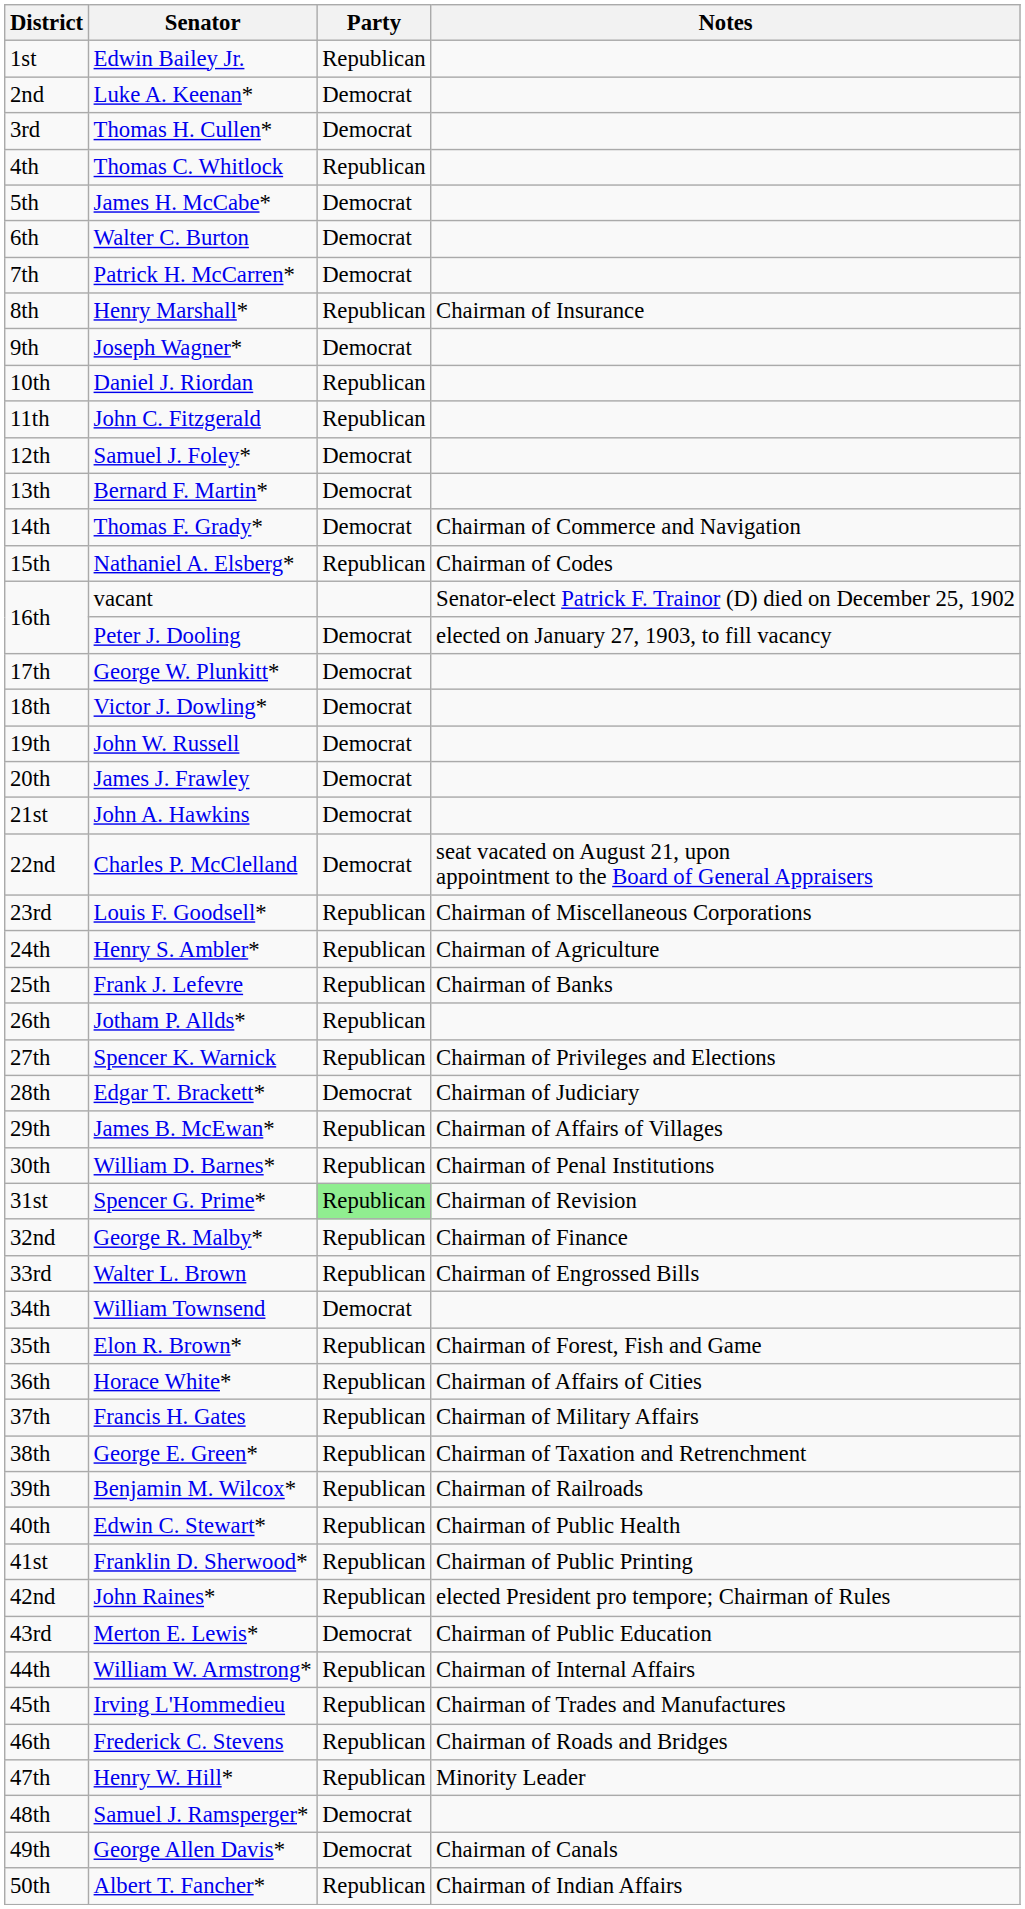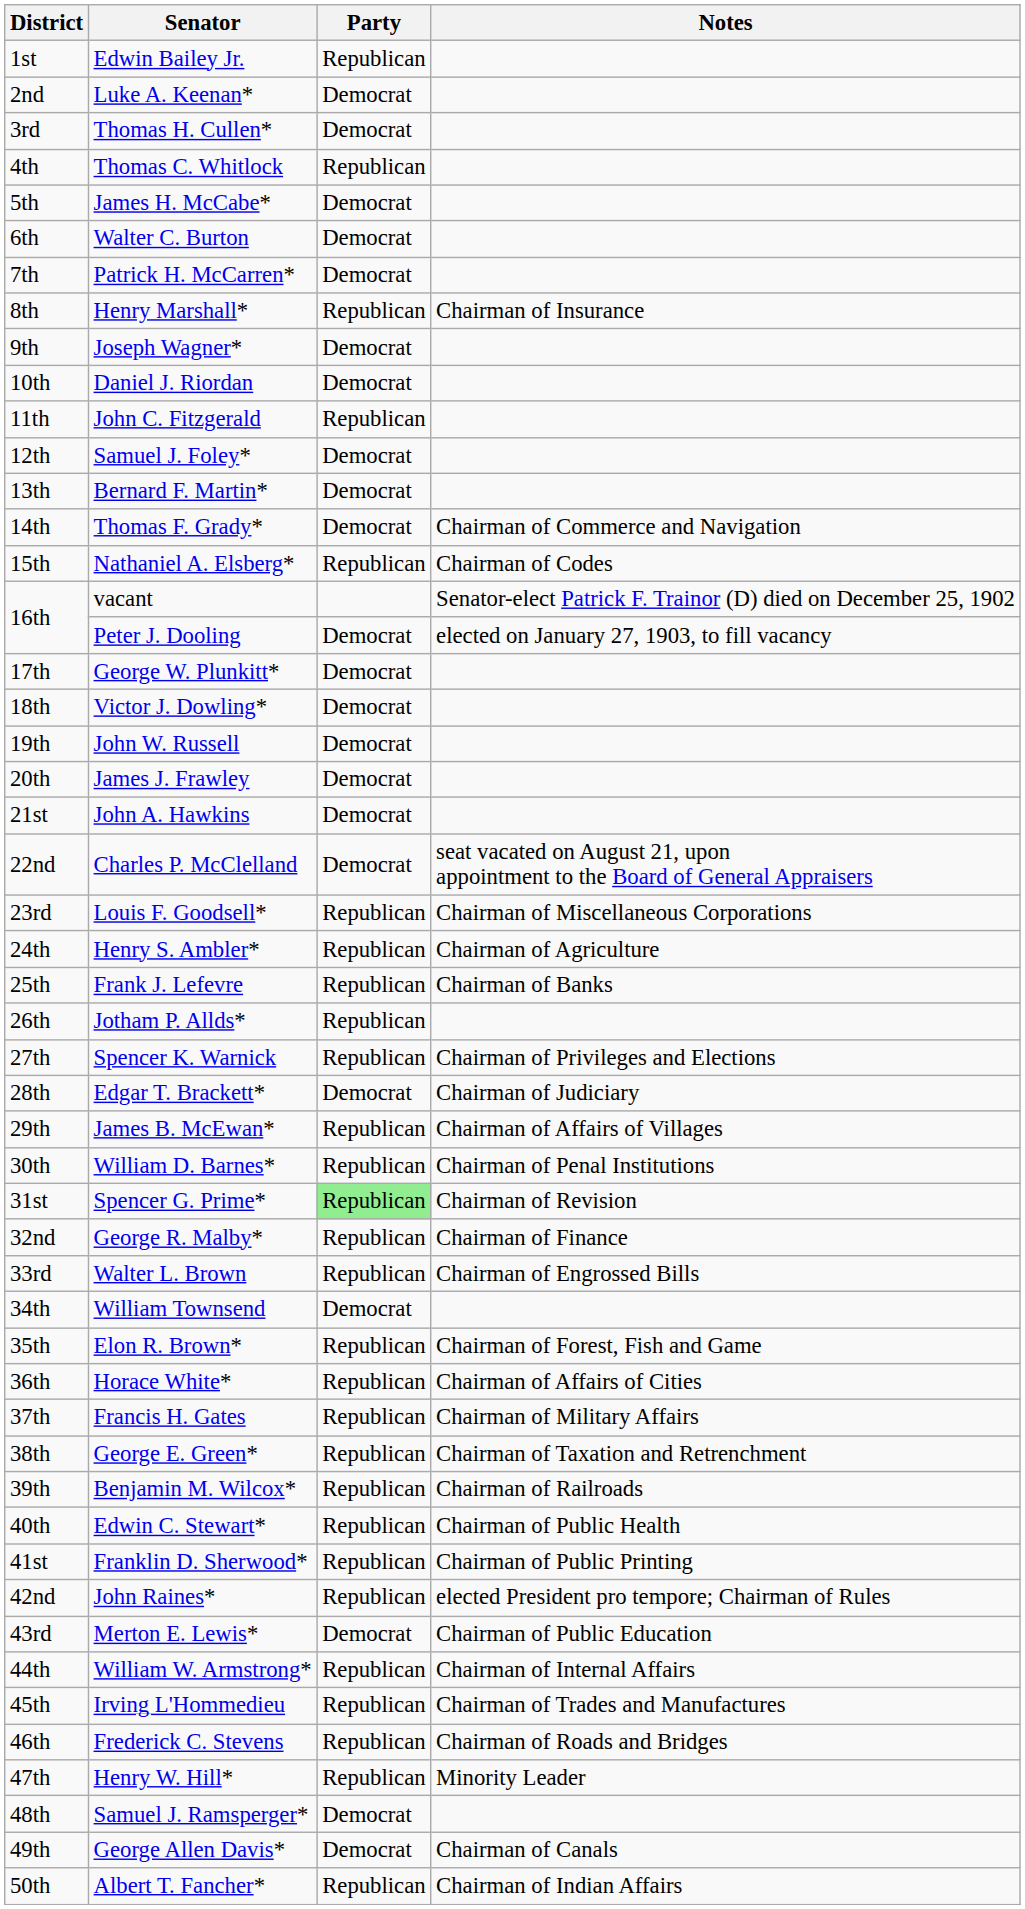(374, 382) Republican -> (367, 382) Democrat
